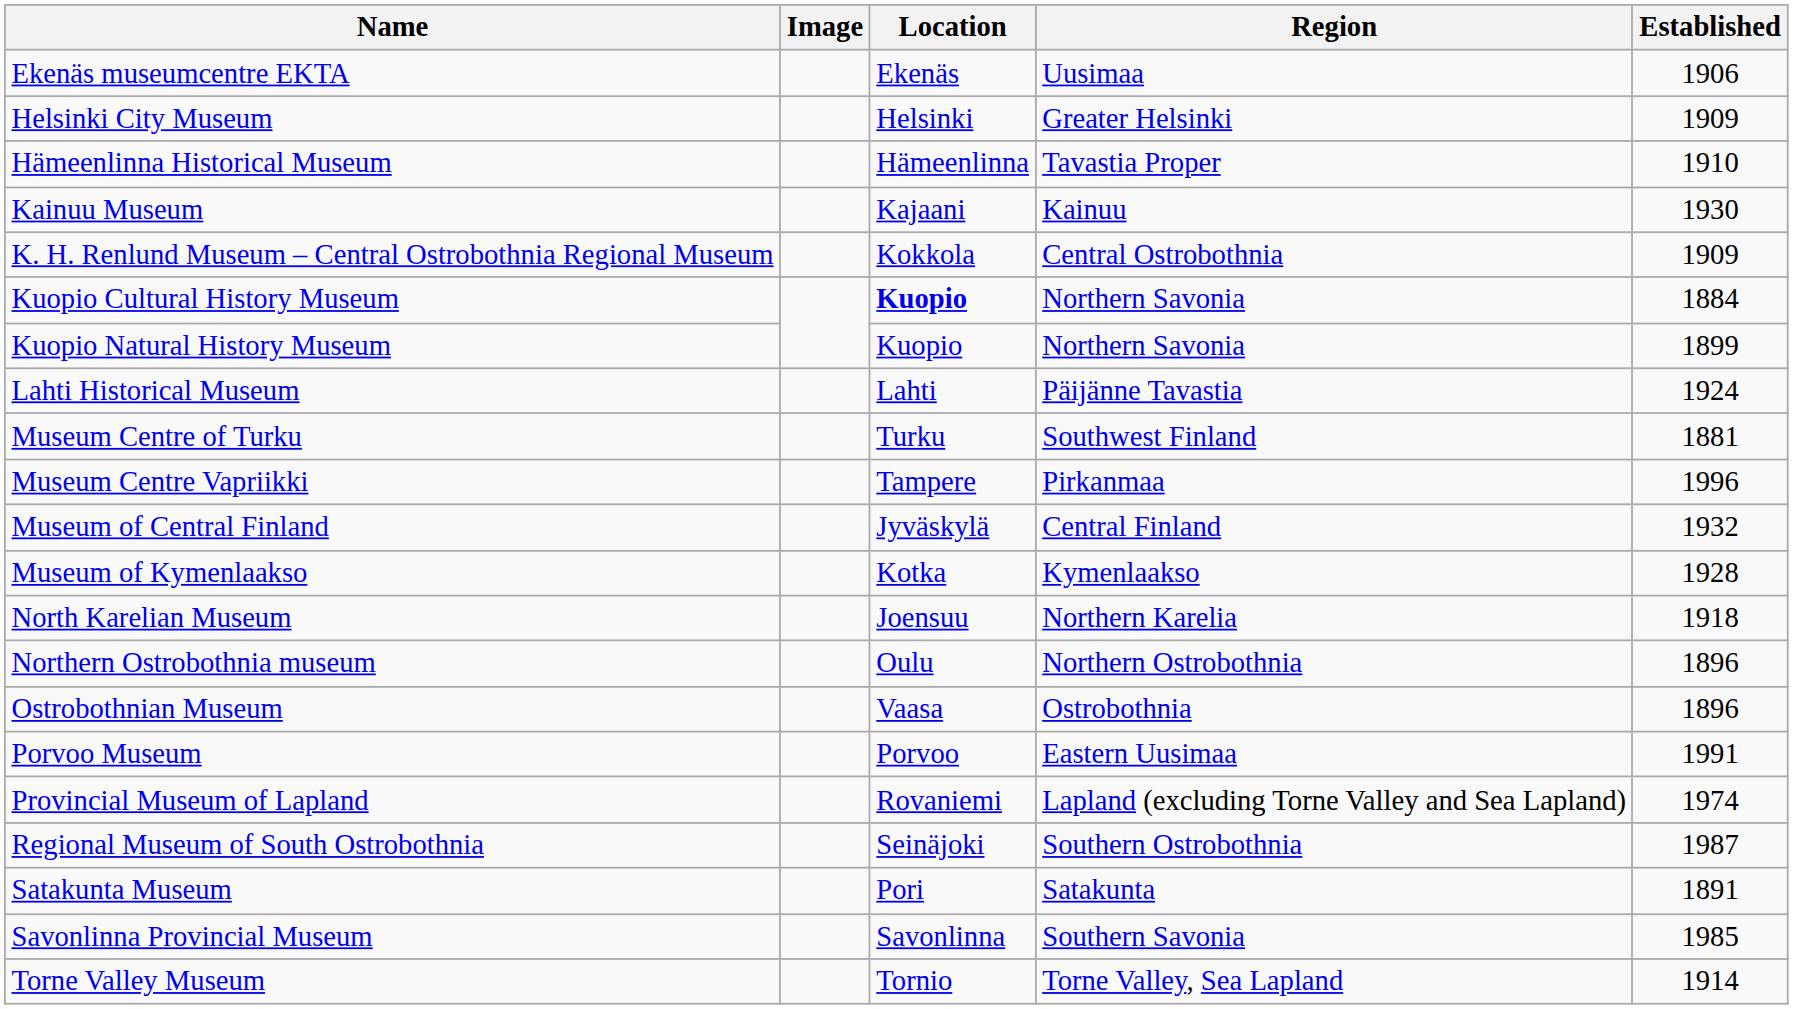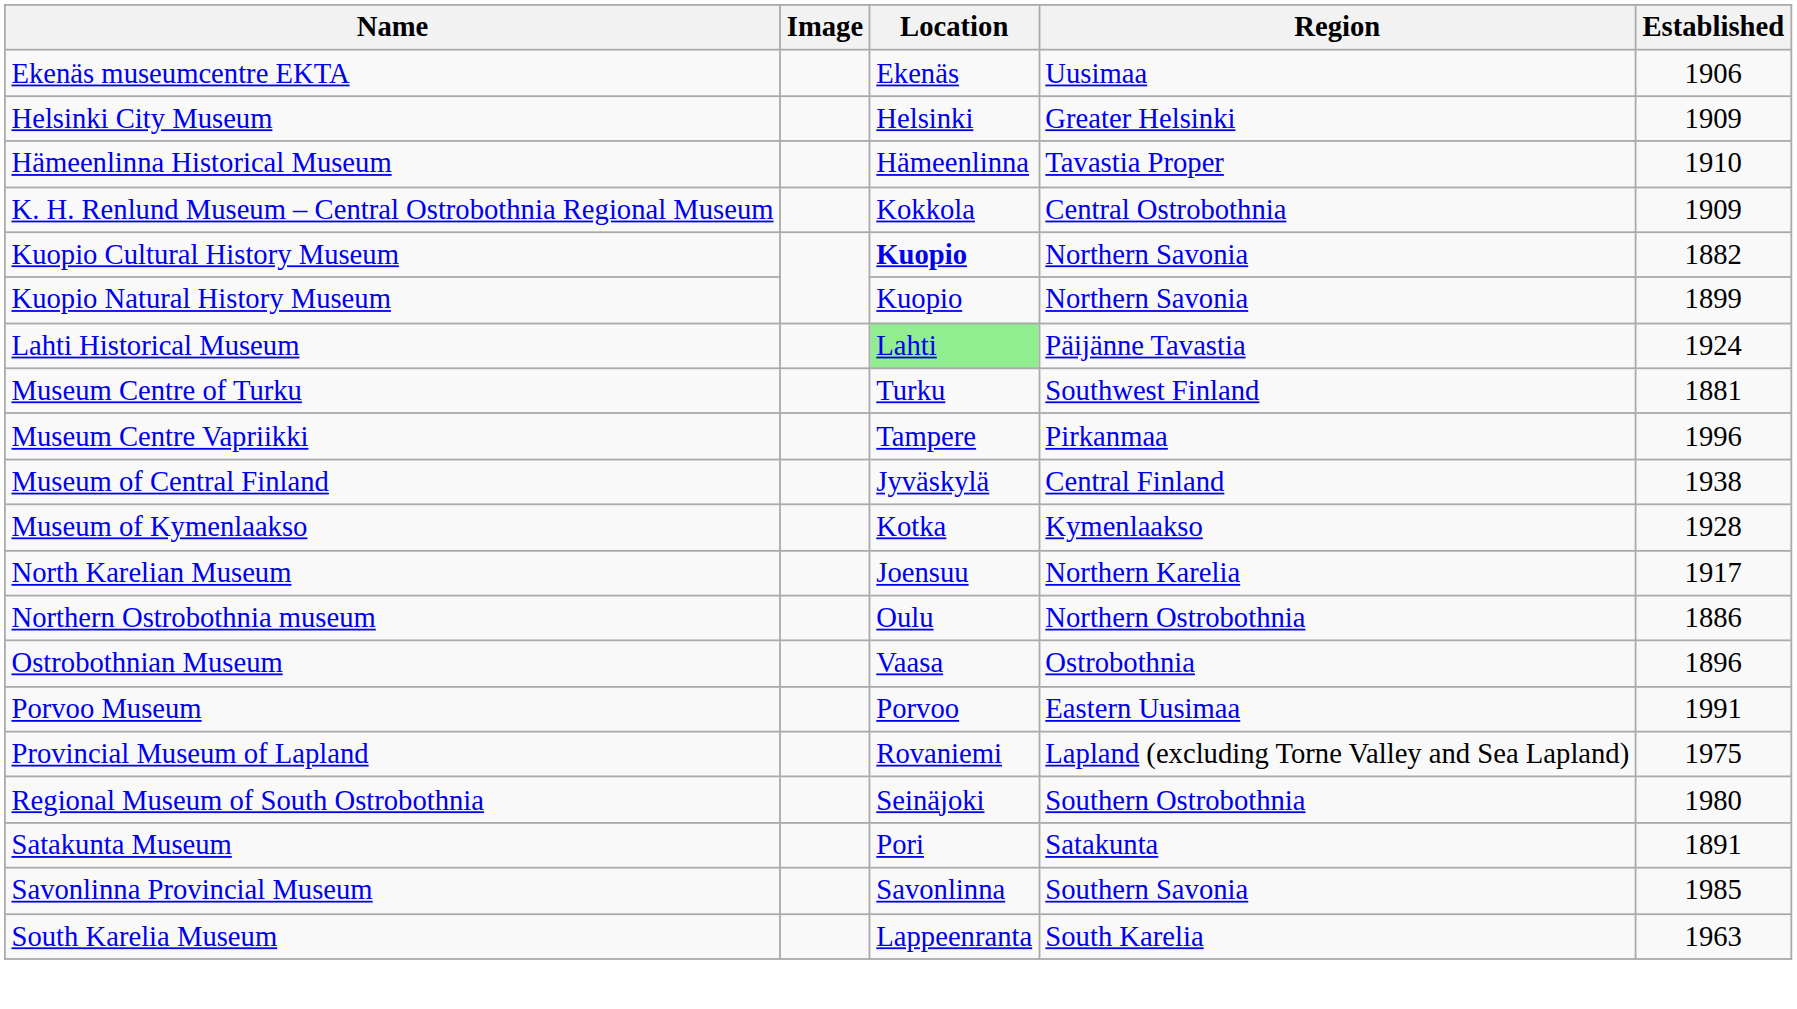- row: (107, 208)
(1710, 299) 1884 -> (1713, 254) 1882
(907, 390) no background -> (907, 345) lightgreen background
(1710, 526) 1932 -> (1713, 481) 1938
(1710, 617) 1918 -> (1713, 572) 1917
(1710, 663) 1896 -> (1713, 617) 1886
(1710, 799) 1974 -> (1713, 753) 1975
(1710, 844) 1987 -> (1713, 799) 1980
+ row: (144, 935)
- row: (138, 981)
